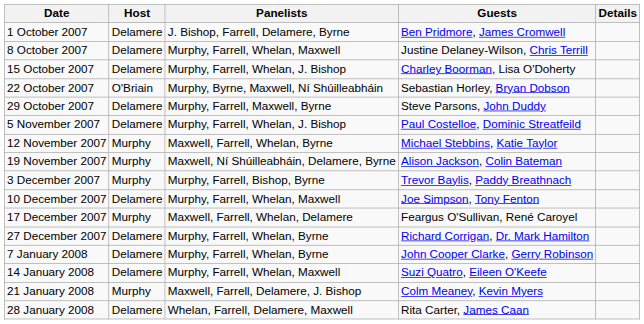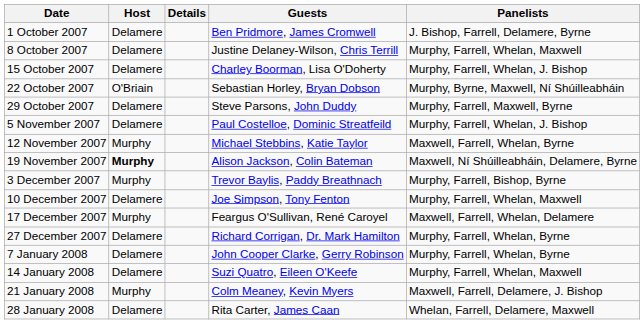columns swapped: (282, 13) <-> (618, 13)
(131, 161) normal -> (133, 161) bold
